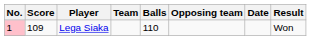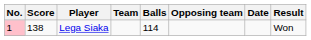(35, 28) 109 -> (35, 28) 138
(151, 28) 110 -> (151, 28) 114
